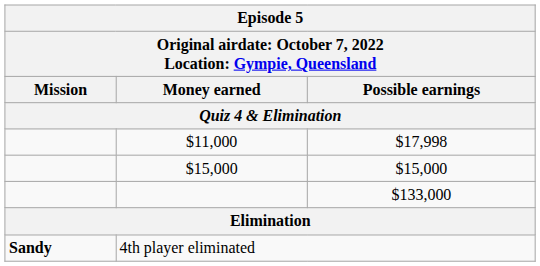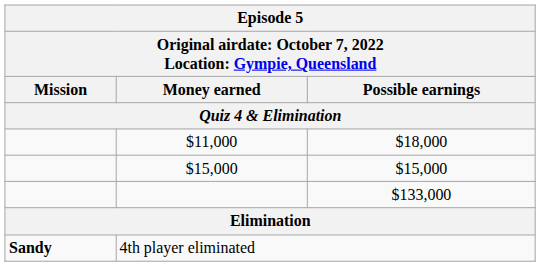(421, 142) $17,998 -> (421, 142) $18,000
